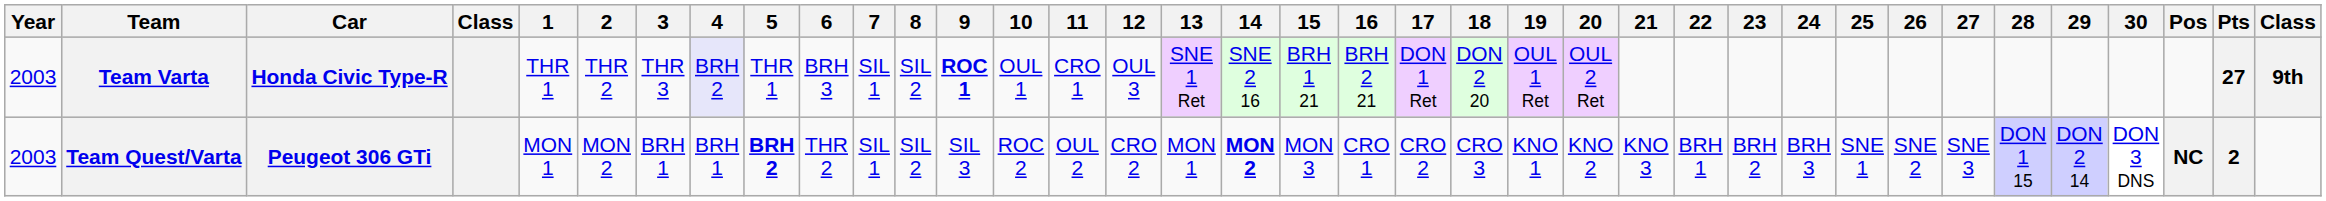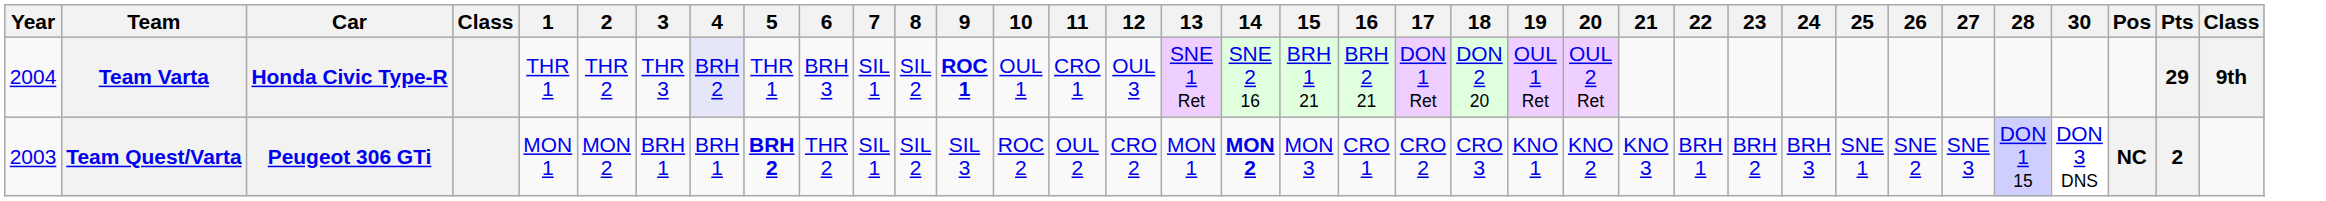- column: (2079, 21)
(33, 77) 2003 -> (33, 77) 2004
(2234, 77) 27 -> (2177, 77) 29
